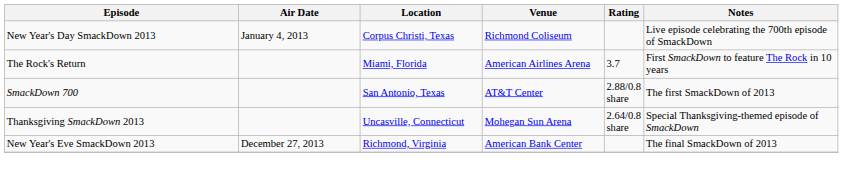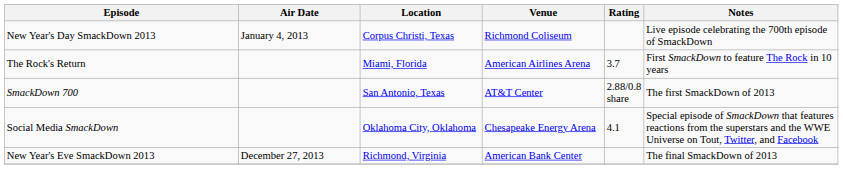+ row: (62, 127)
- row: (75, 121)
